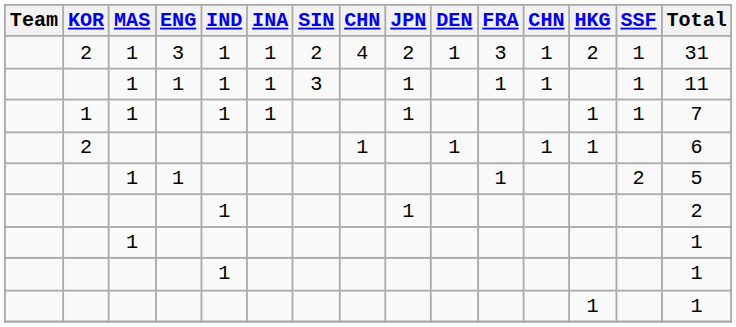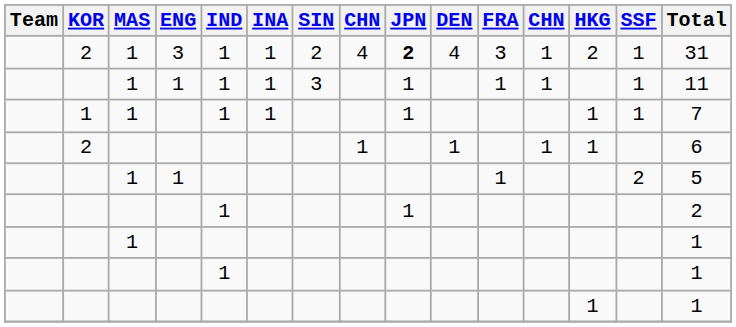(408, 52) normal -> (408, 52) bold
(454, 52) 1 -> (454, 52) 4
